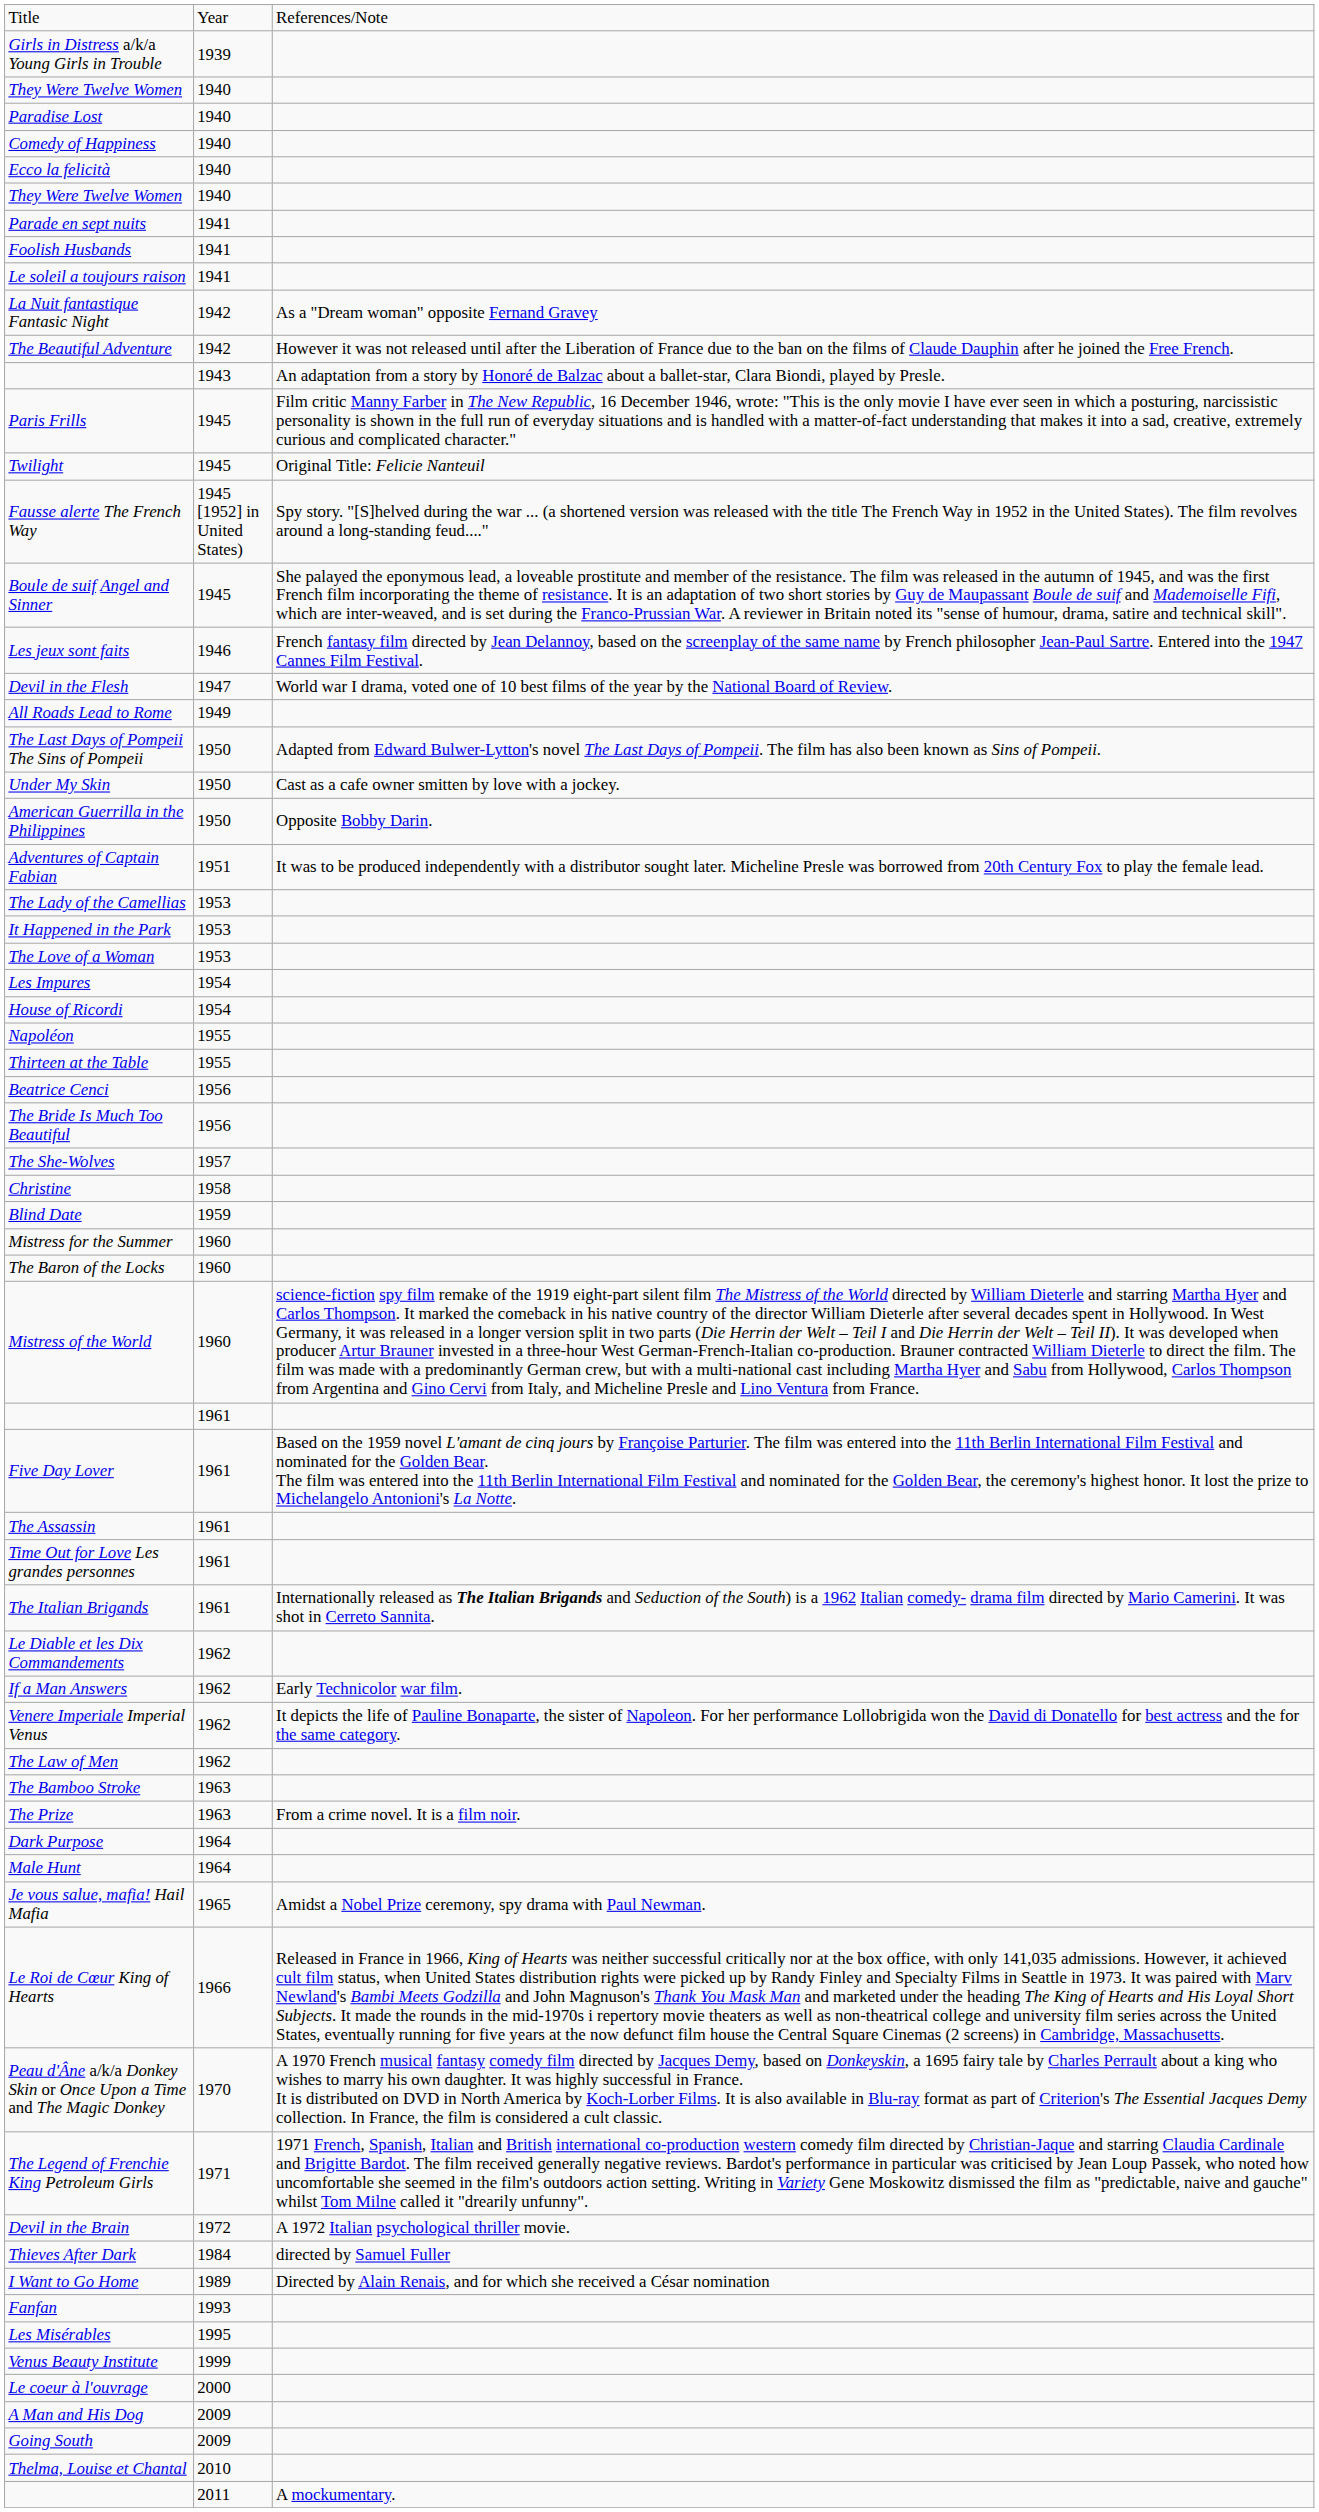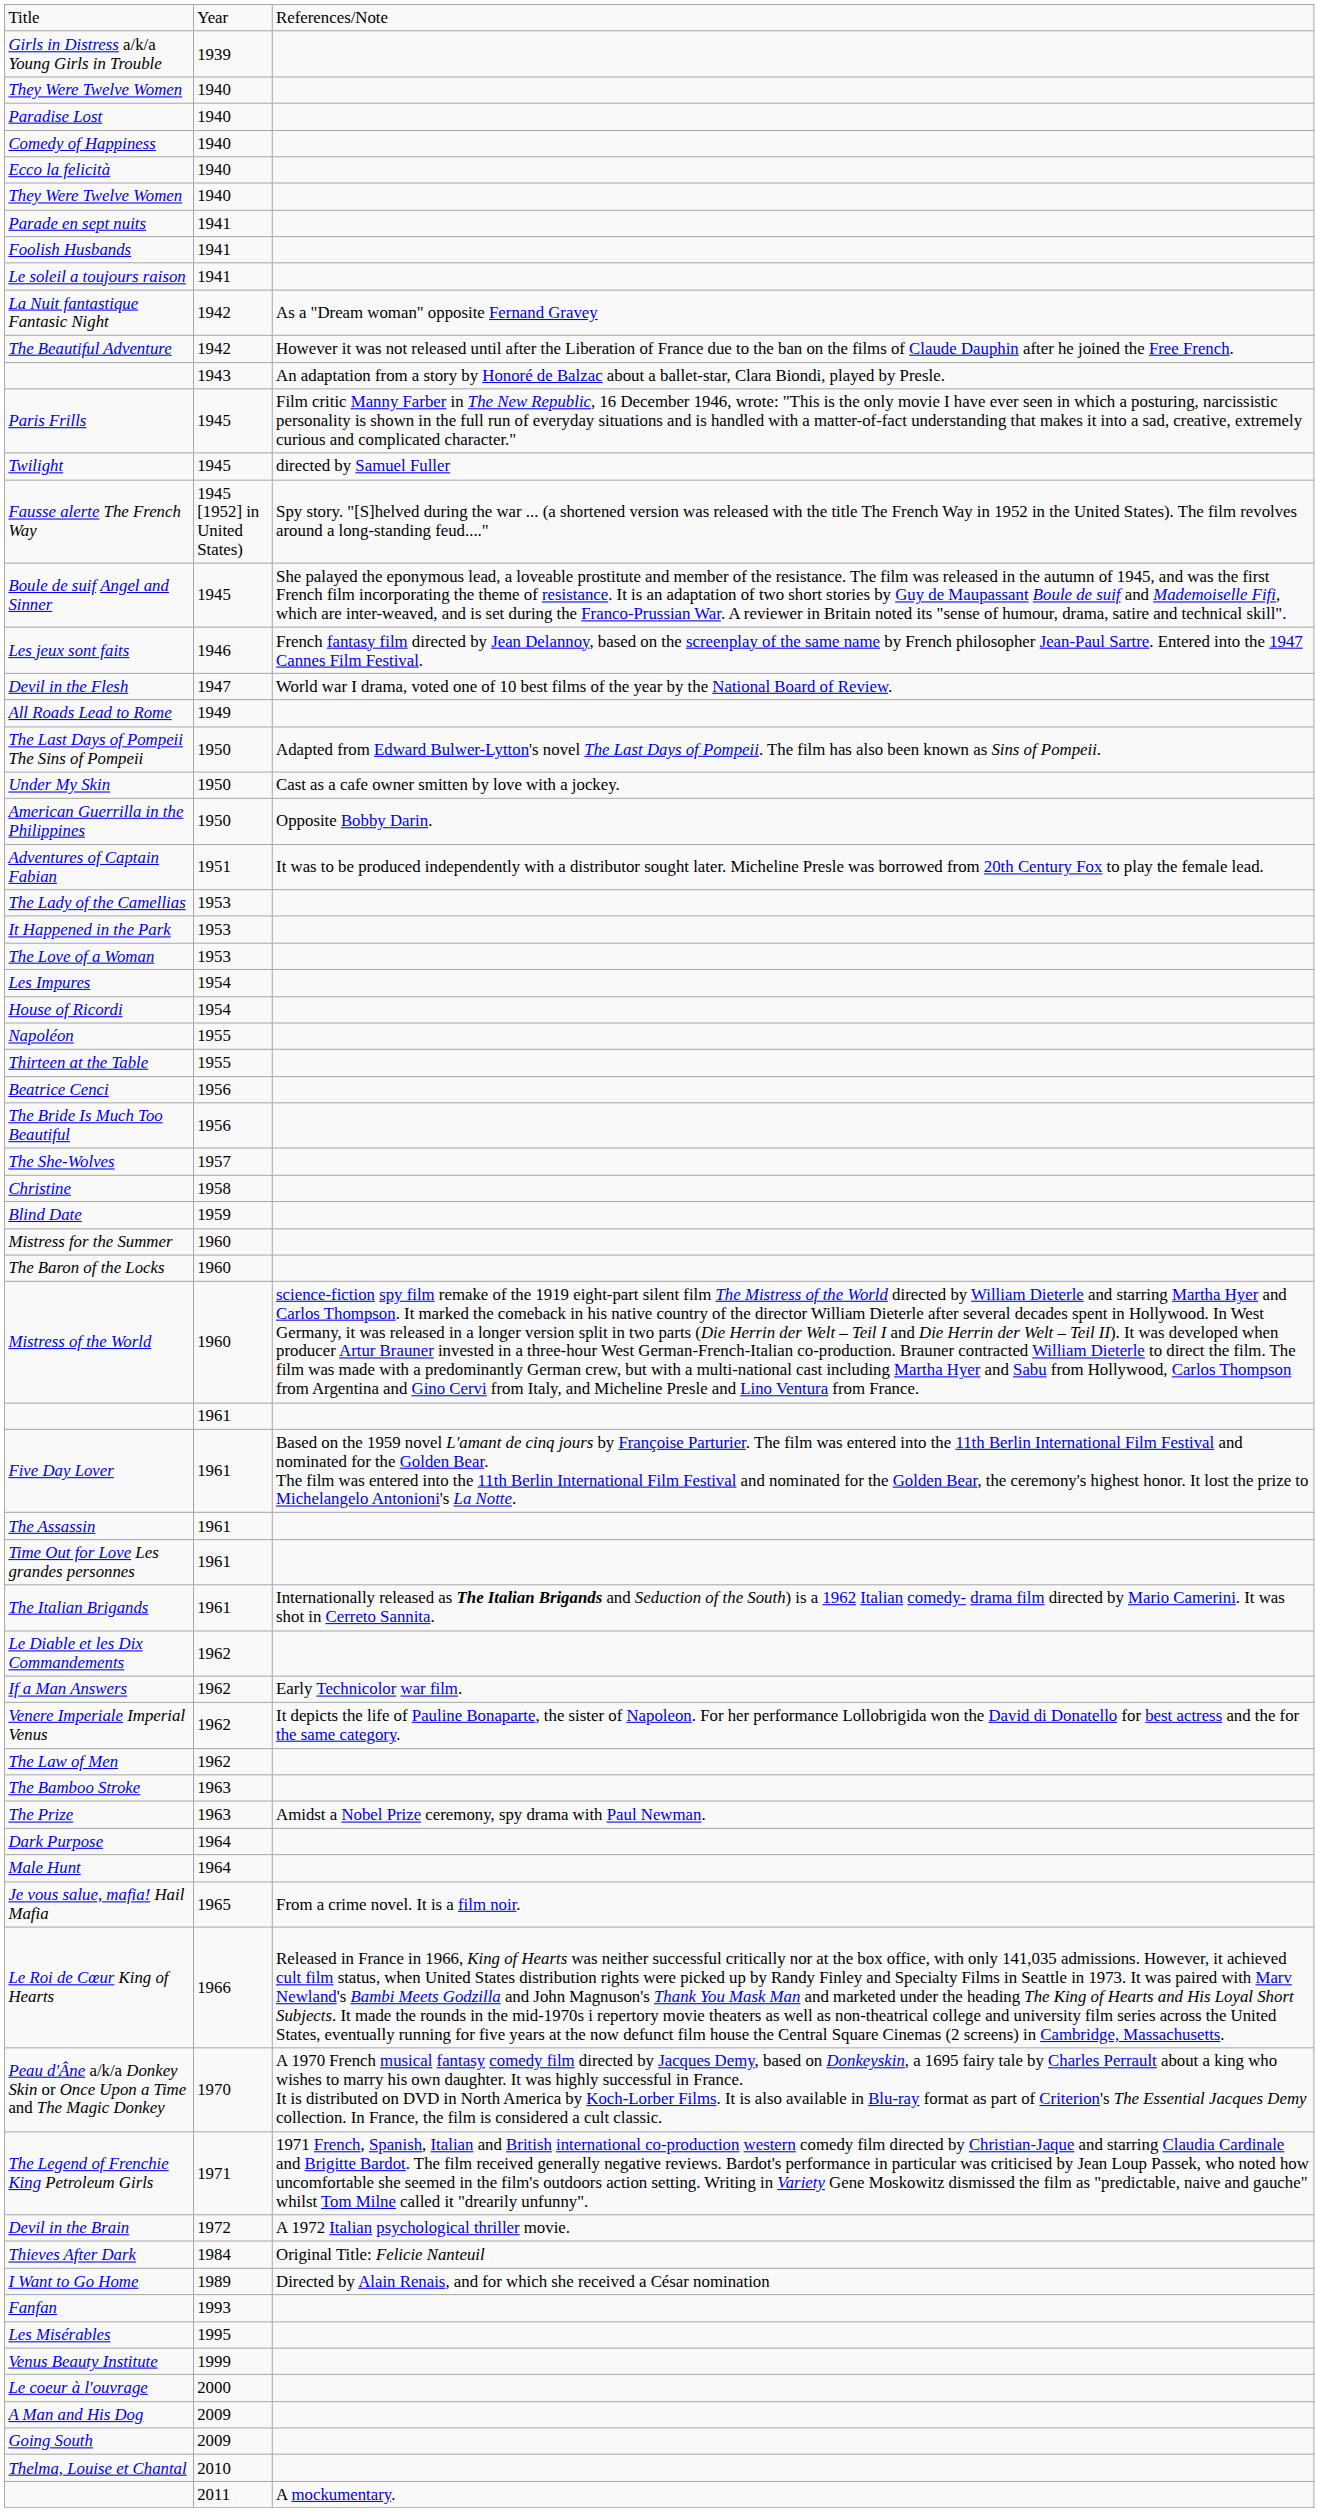(380, 466) Original Title: Felicie Nanteuil -> (363, 466) directed by Samuel Fuller
(398, 1814) From a crime novel. It is a film noir. -> (491, 1814) Amidst a Nobel Prize ceremony, spy drama with Paul Newman.
(491, 1904) Amidst a Nobel Prize ceremony, spy drama with Paul Newman. -> (398, 1904) From a crime novel. It is a film noir.
(363, 2254) directed by Samuel Fuller -> (380, 2254) Original Title: Felicie Nanteuil
